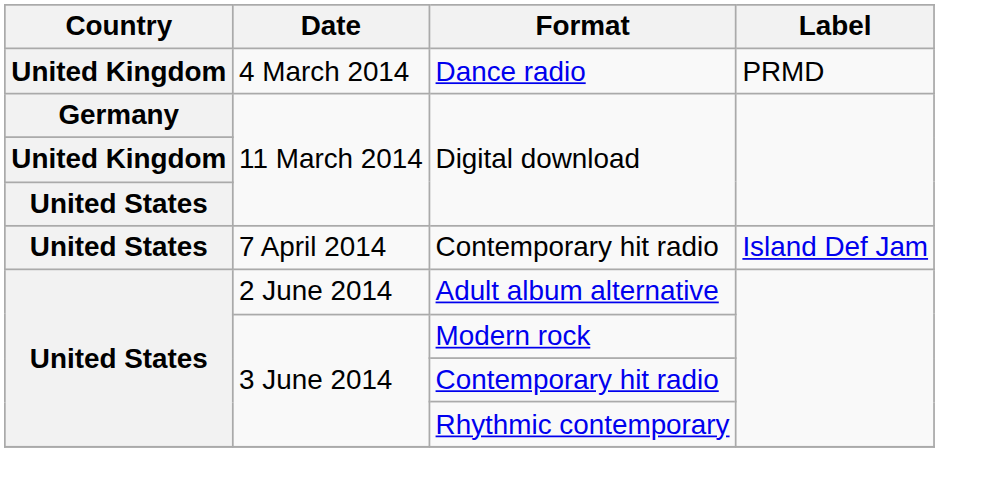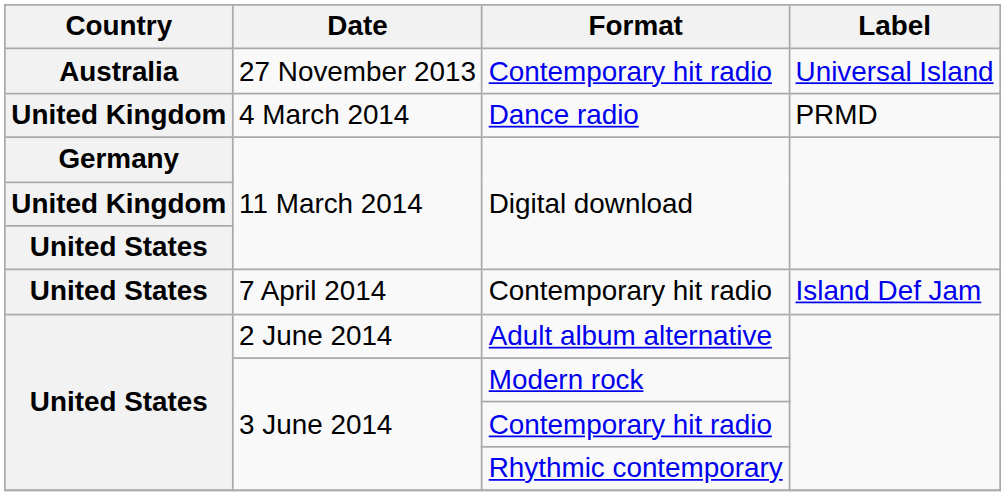+ row: (357, 70)
